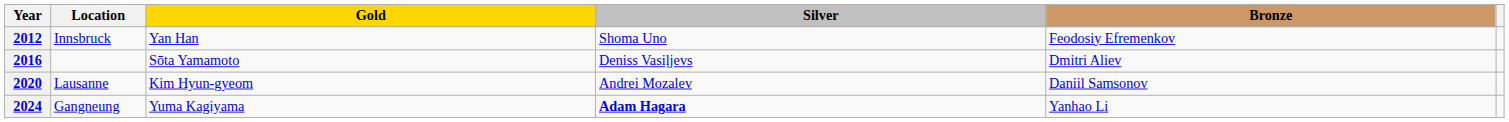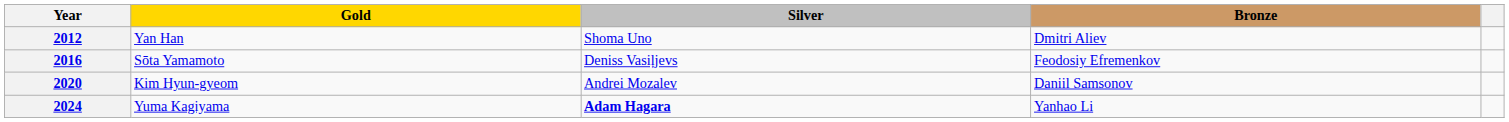- column: (98, 15)
(1112, 38) Feodosiy Efremenkov -> (1070, 38) Dmitri Aliev
(1085, 60) Dmitri Aliev -> (1097, 60) Feodosiy Efremenkov
